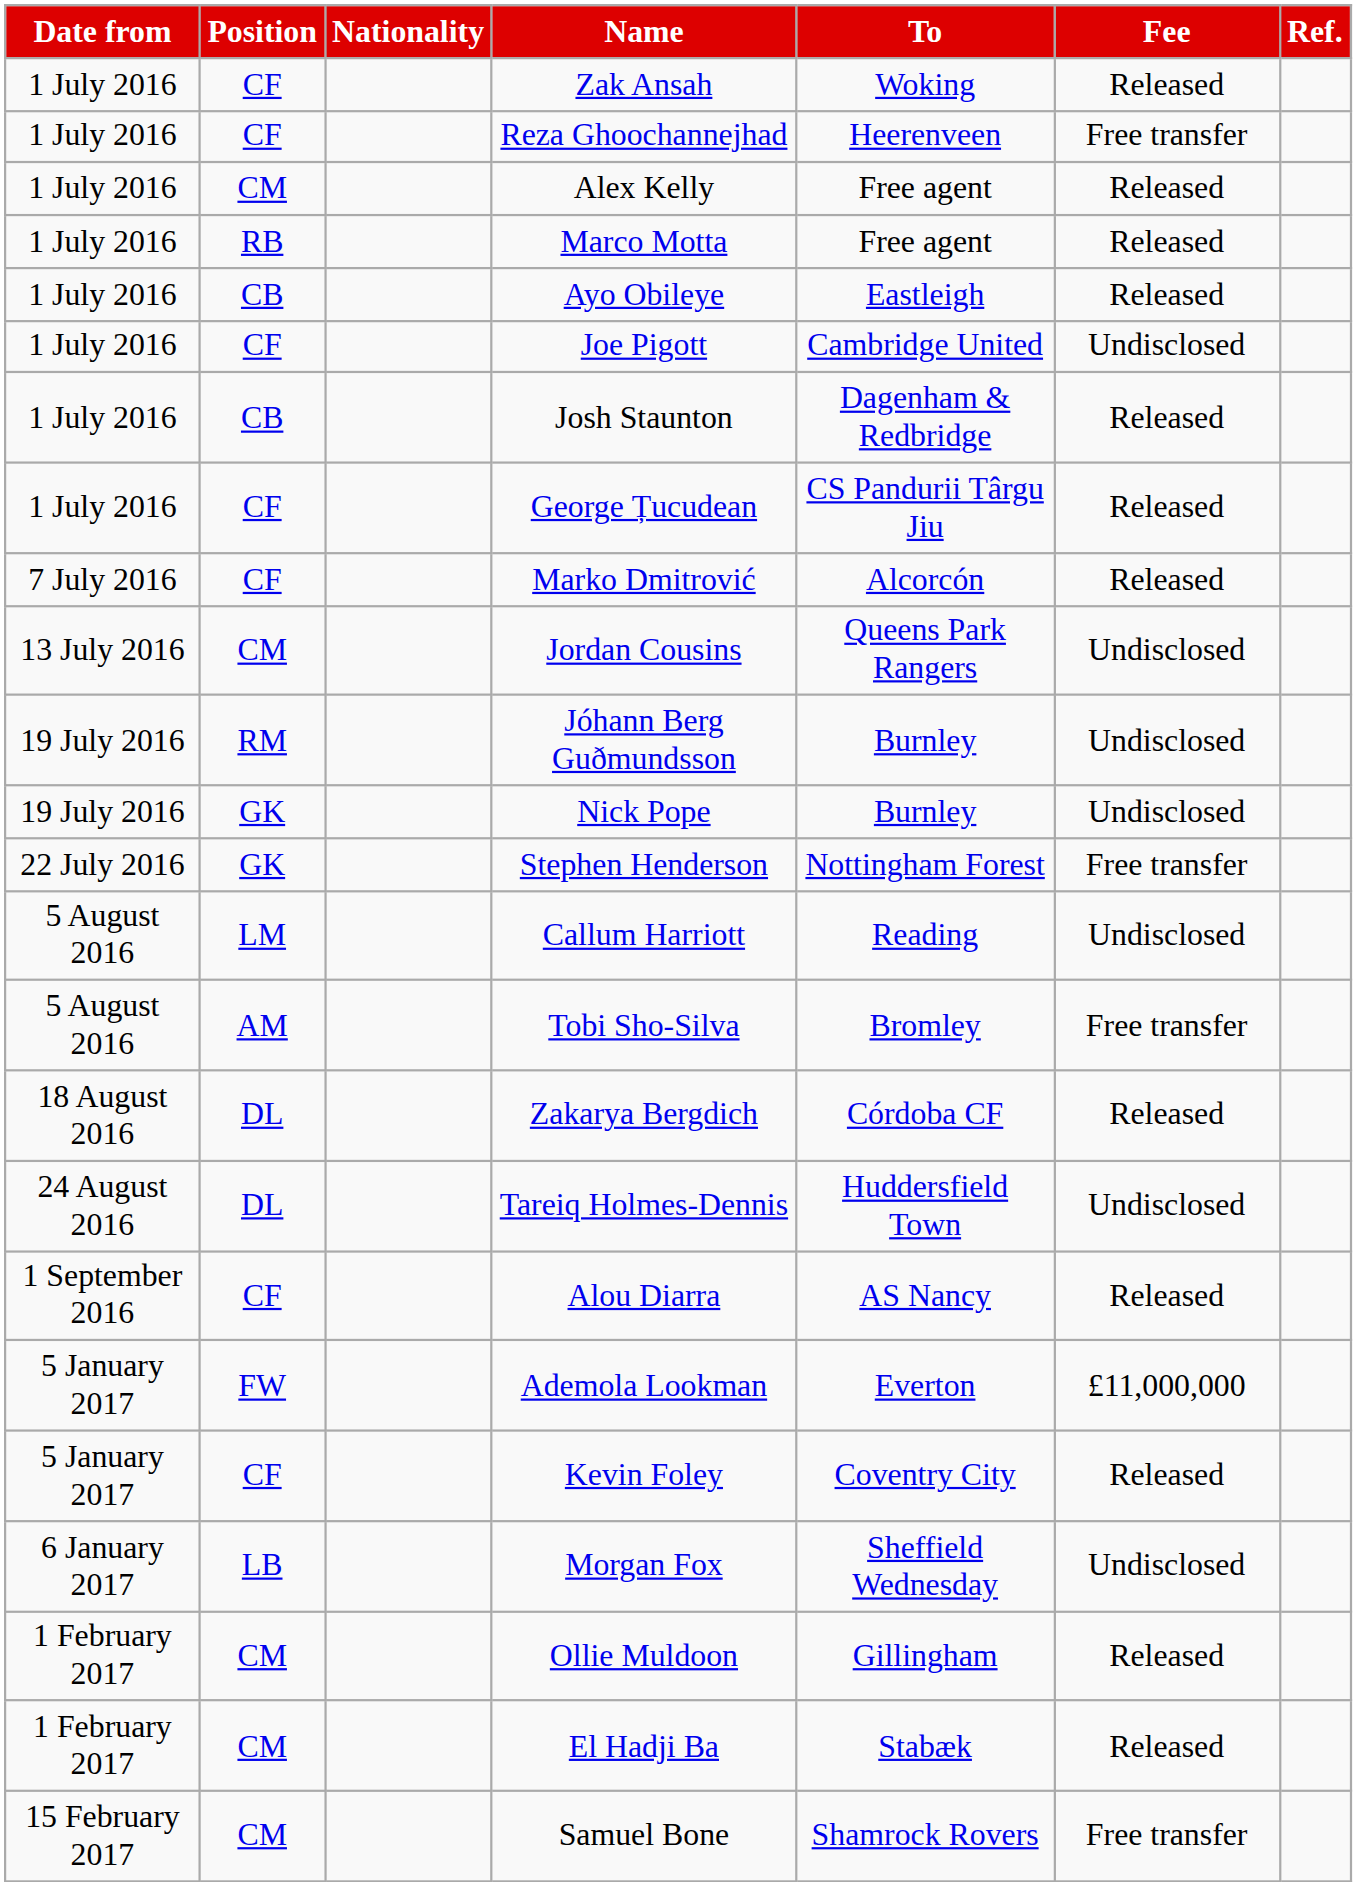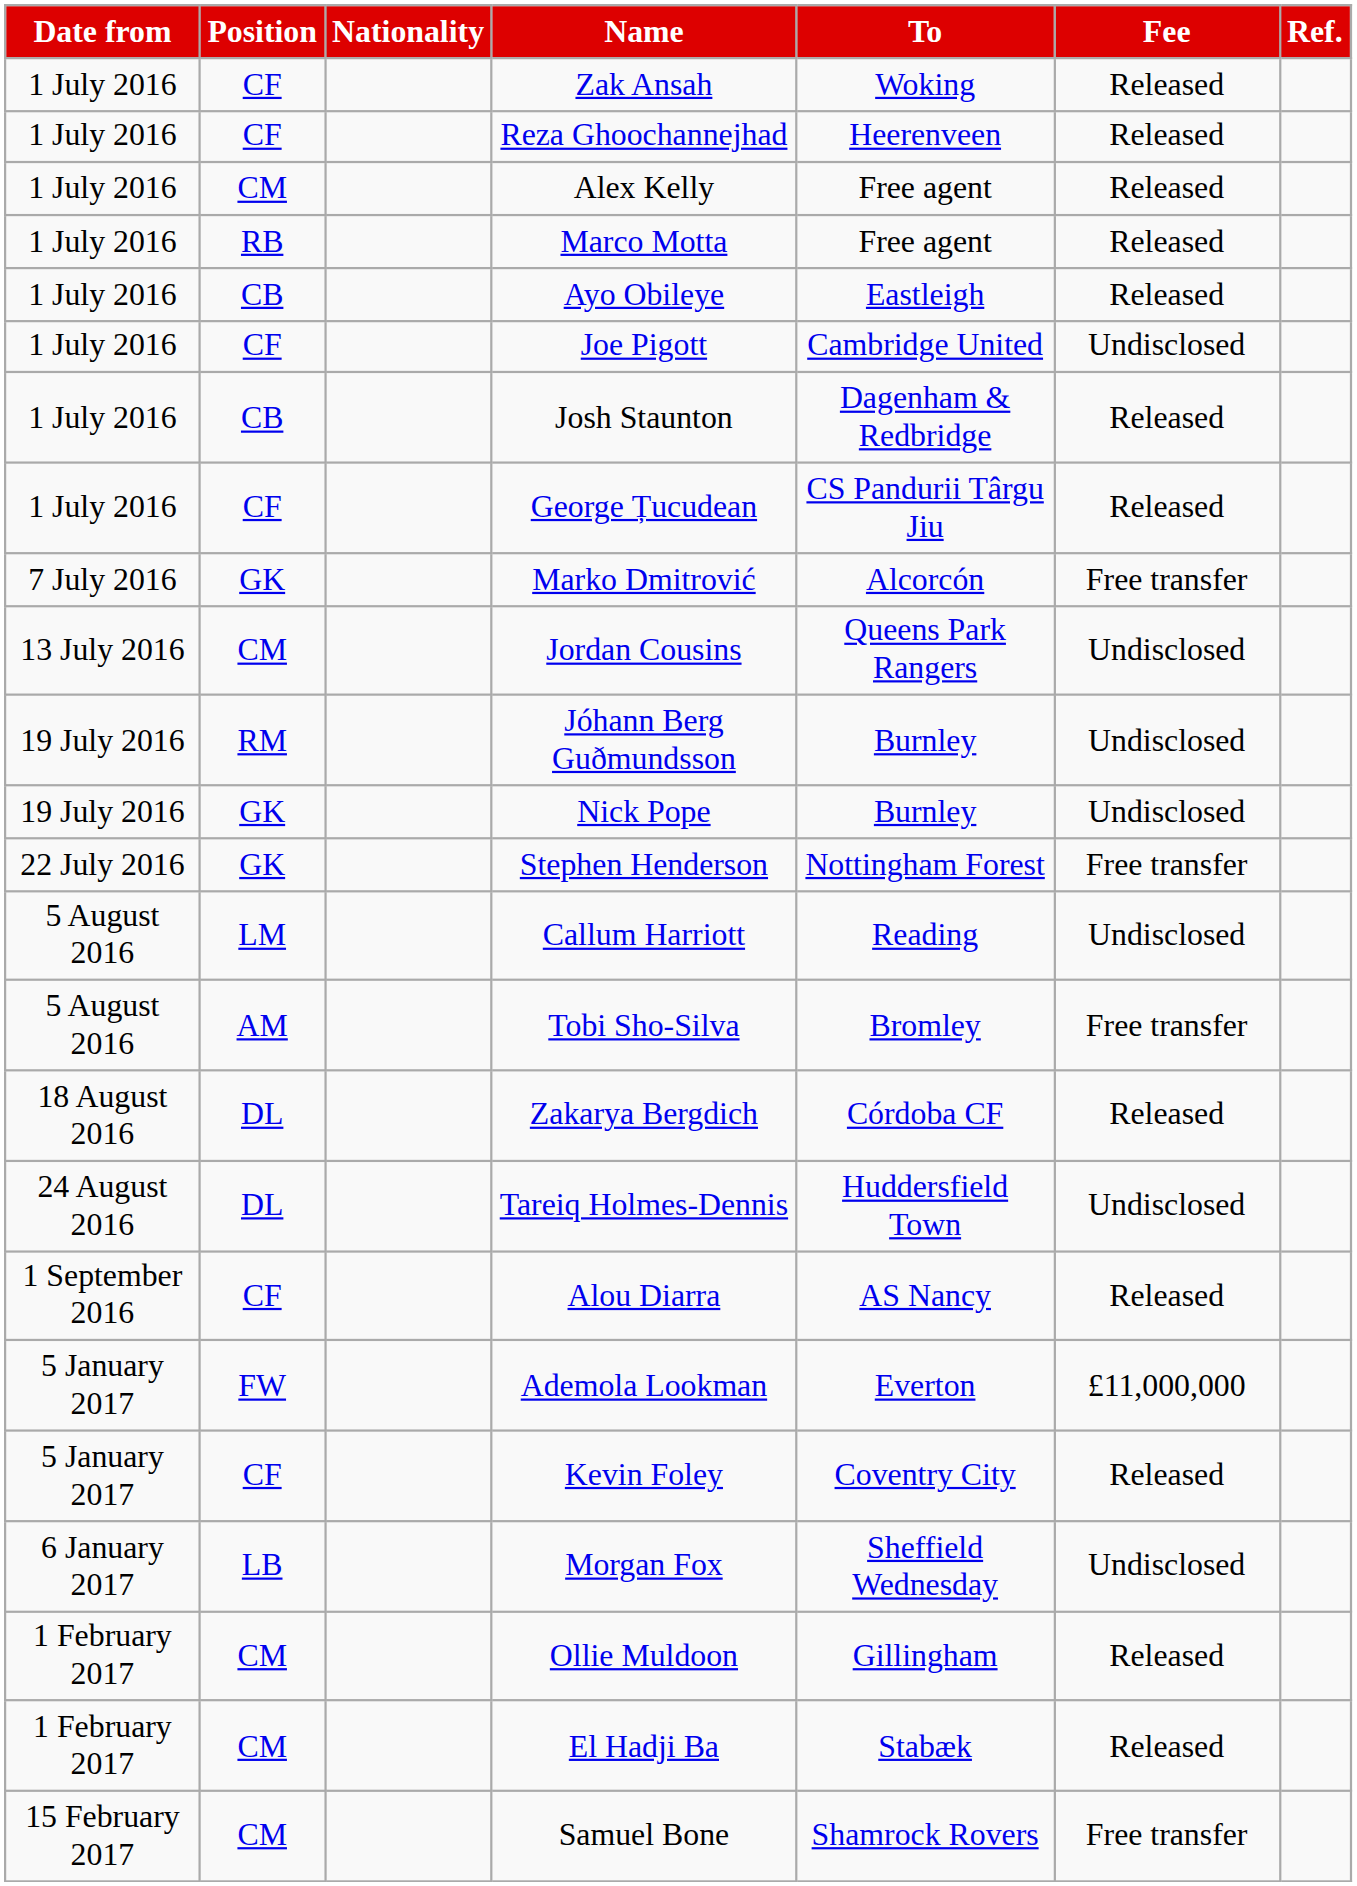(1167, 136) Free transfer -> (1167, 136) Released
(262, 578) CF -> (262, 578) GK
(1167, 578) Released -> (1167, 578) Free transfer
